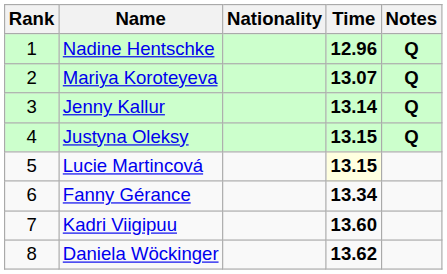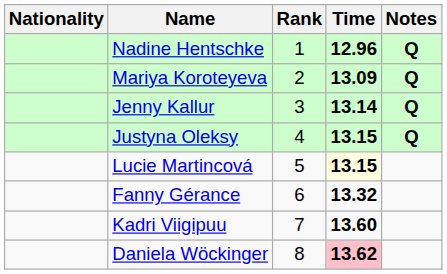columns swapped: (32, 19) <-> (275, 19)
(354, 78) 13.07 -> (354, 78) 13.09
(354, 195) 13.34 -> (354, 195) 13.32
(354, 254) no background -> (354, 254) pink background
